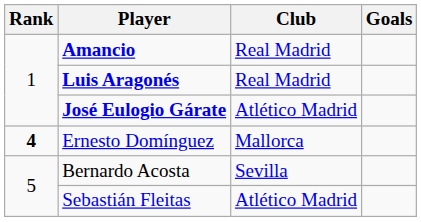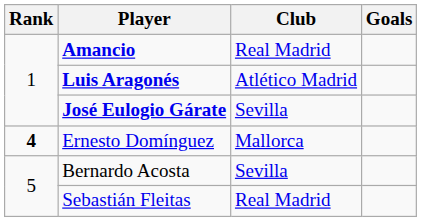(283, 79) Real Madrid -> (296, 79) Atlético Madrid
(296, 110) Atlético Madrid -> (261, 110) Sevilla
(296, 200) Atlético Madrid -> (283, 200) Real Madrid
